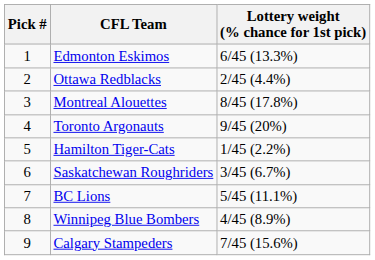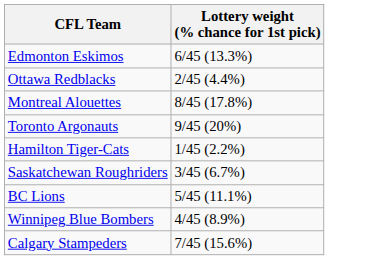- column: (27, 24)
